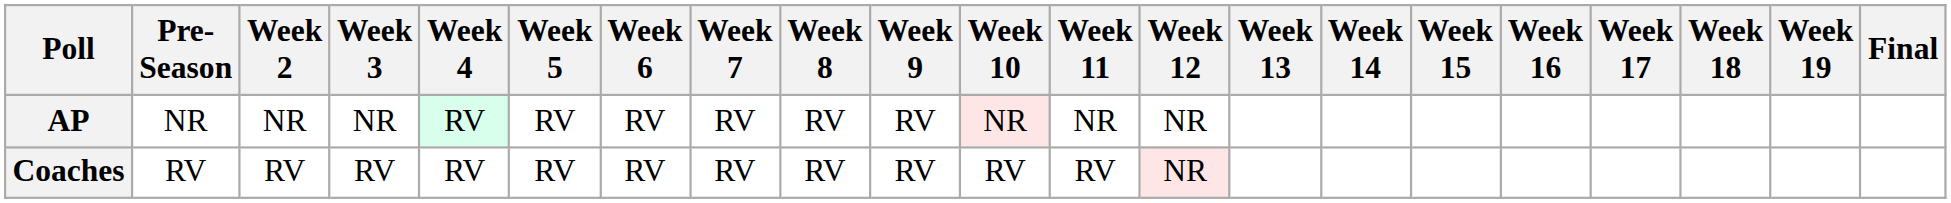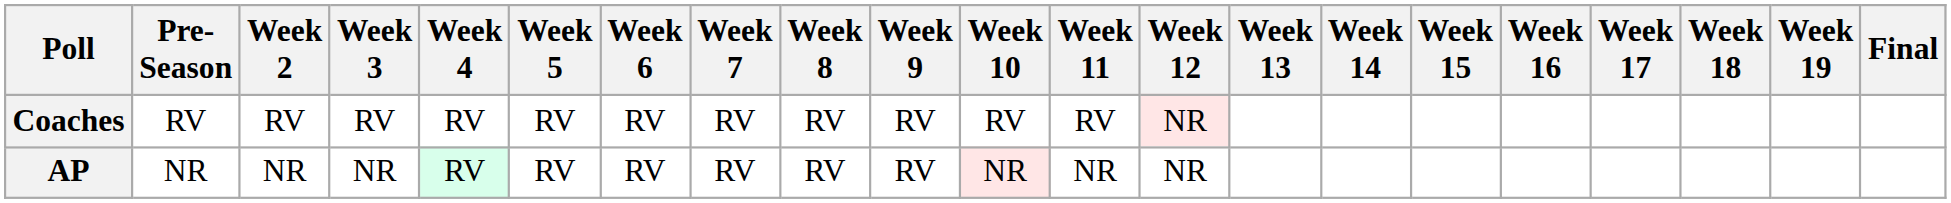rows swapped: (69, 120) <-> (69, 172)
